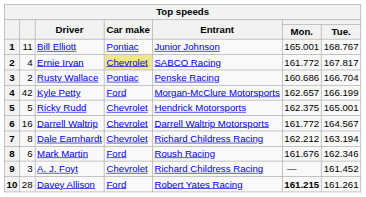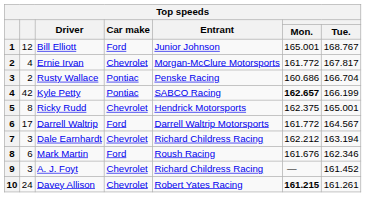(28, 47) 11 -> (27, 47) 12
(123, 47) Pontiac -> (116, 47) Ford
(127, 63) khaki background -> (127, 63) no background
(188, 63) SABCO Racing -> (217, 63) Morgan-McClure Motorsports
(116, 93) Ford -> (123, 93) Pontiac
(217, 93) Morgan-McClure Motorsports -> (188, 93) SABCO Racing
(302, 93) normal -> (302, 93) bold
(30, 108) 5 -> (30, 108) 8
(27, 124) 16 -> (27, 124) 17
(127, 124) Chevrolet -> (116, 124) Ford
(30, 139) 8 -> (30, 139) 3
(27, 185) 28 -> (27, 185) 24
(116, 185) Ford -> (127, 185) Chevrolet
